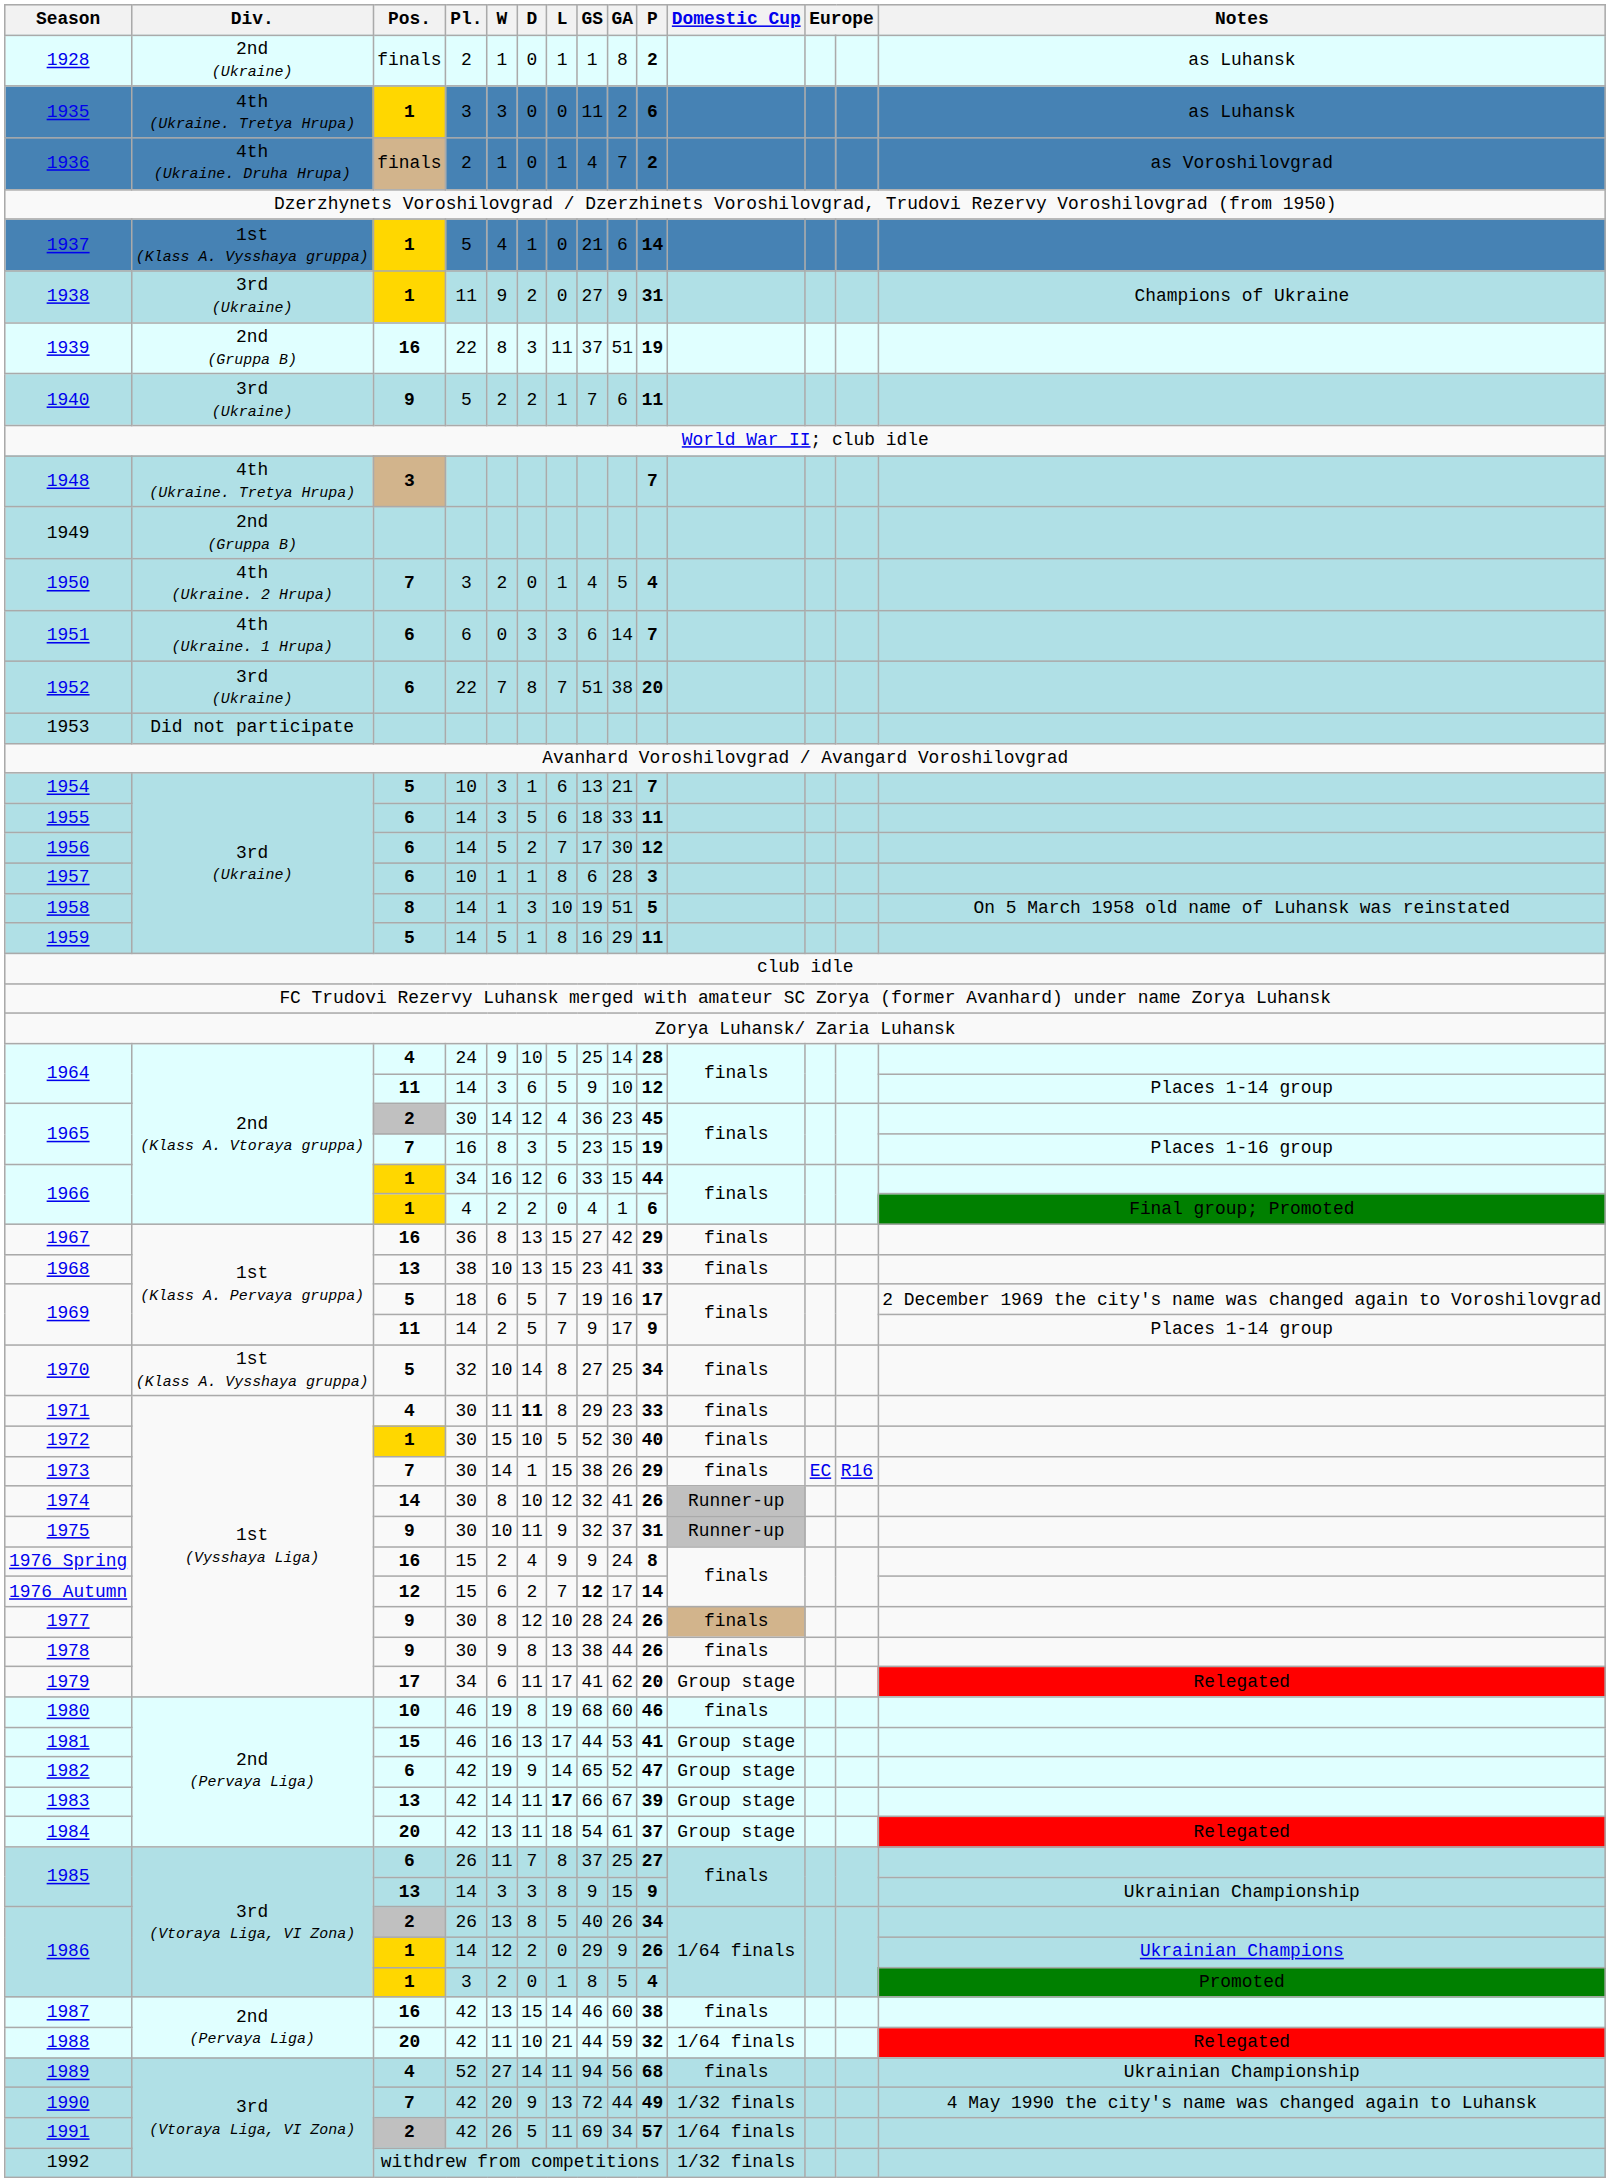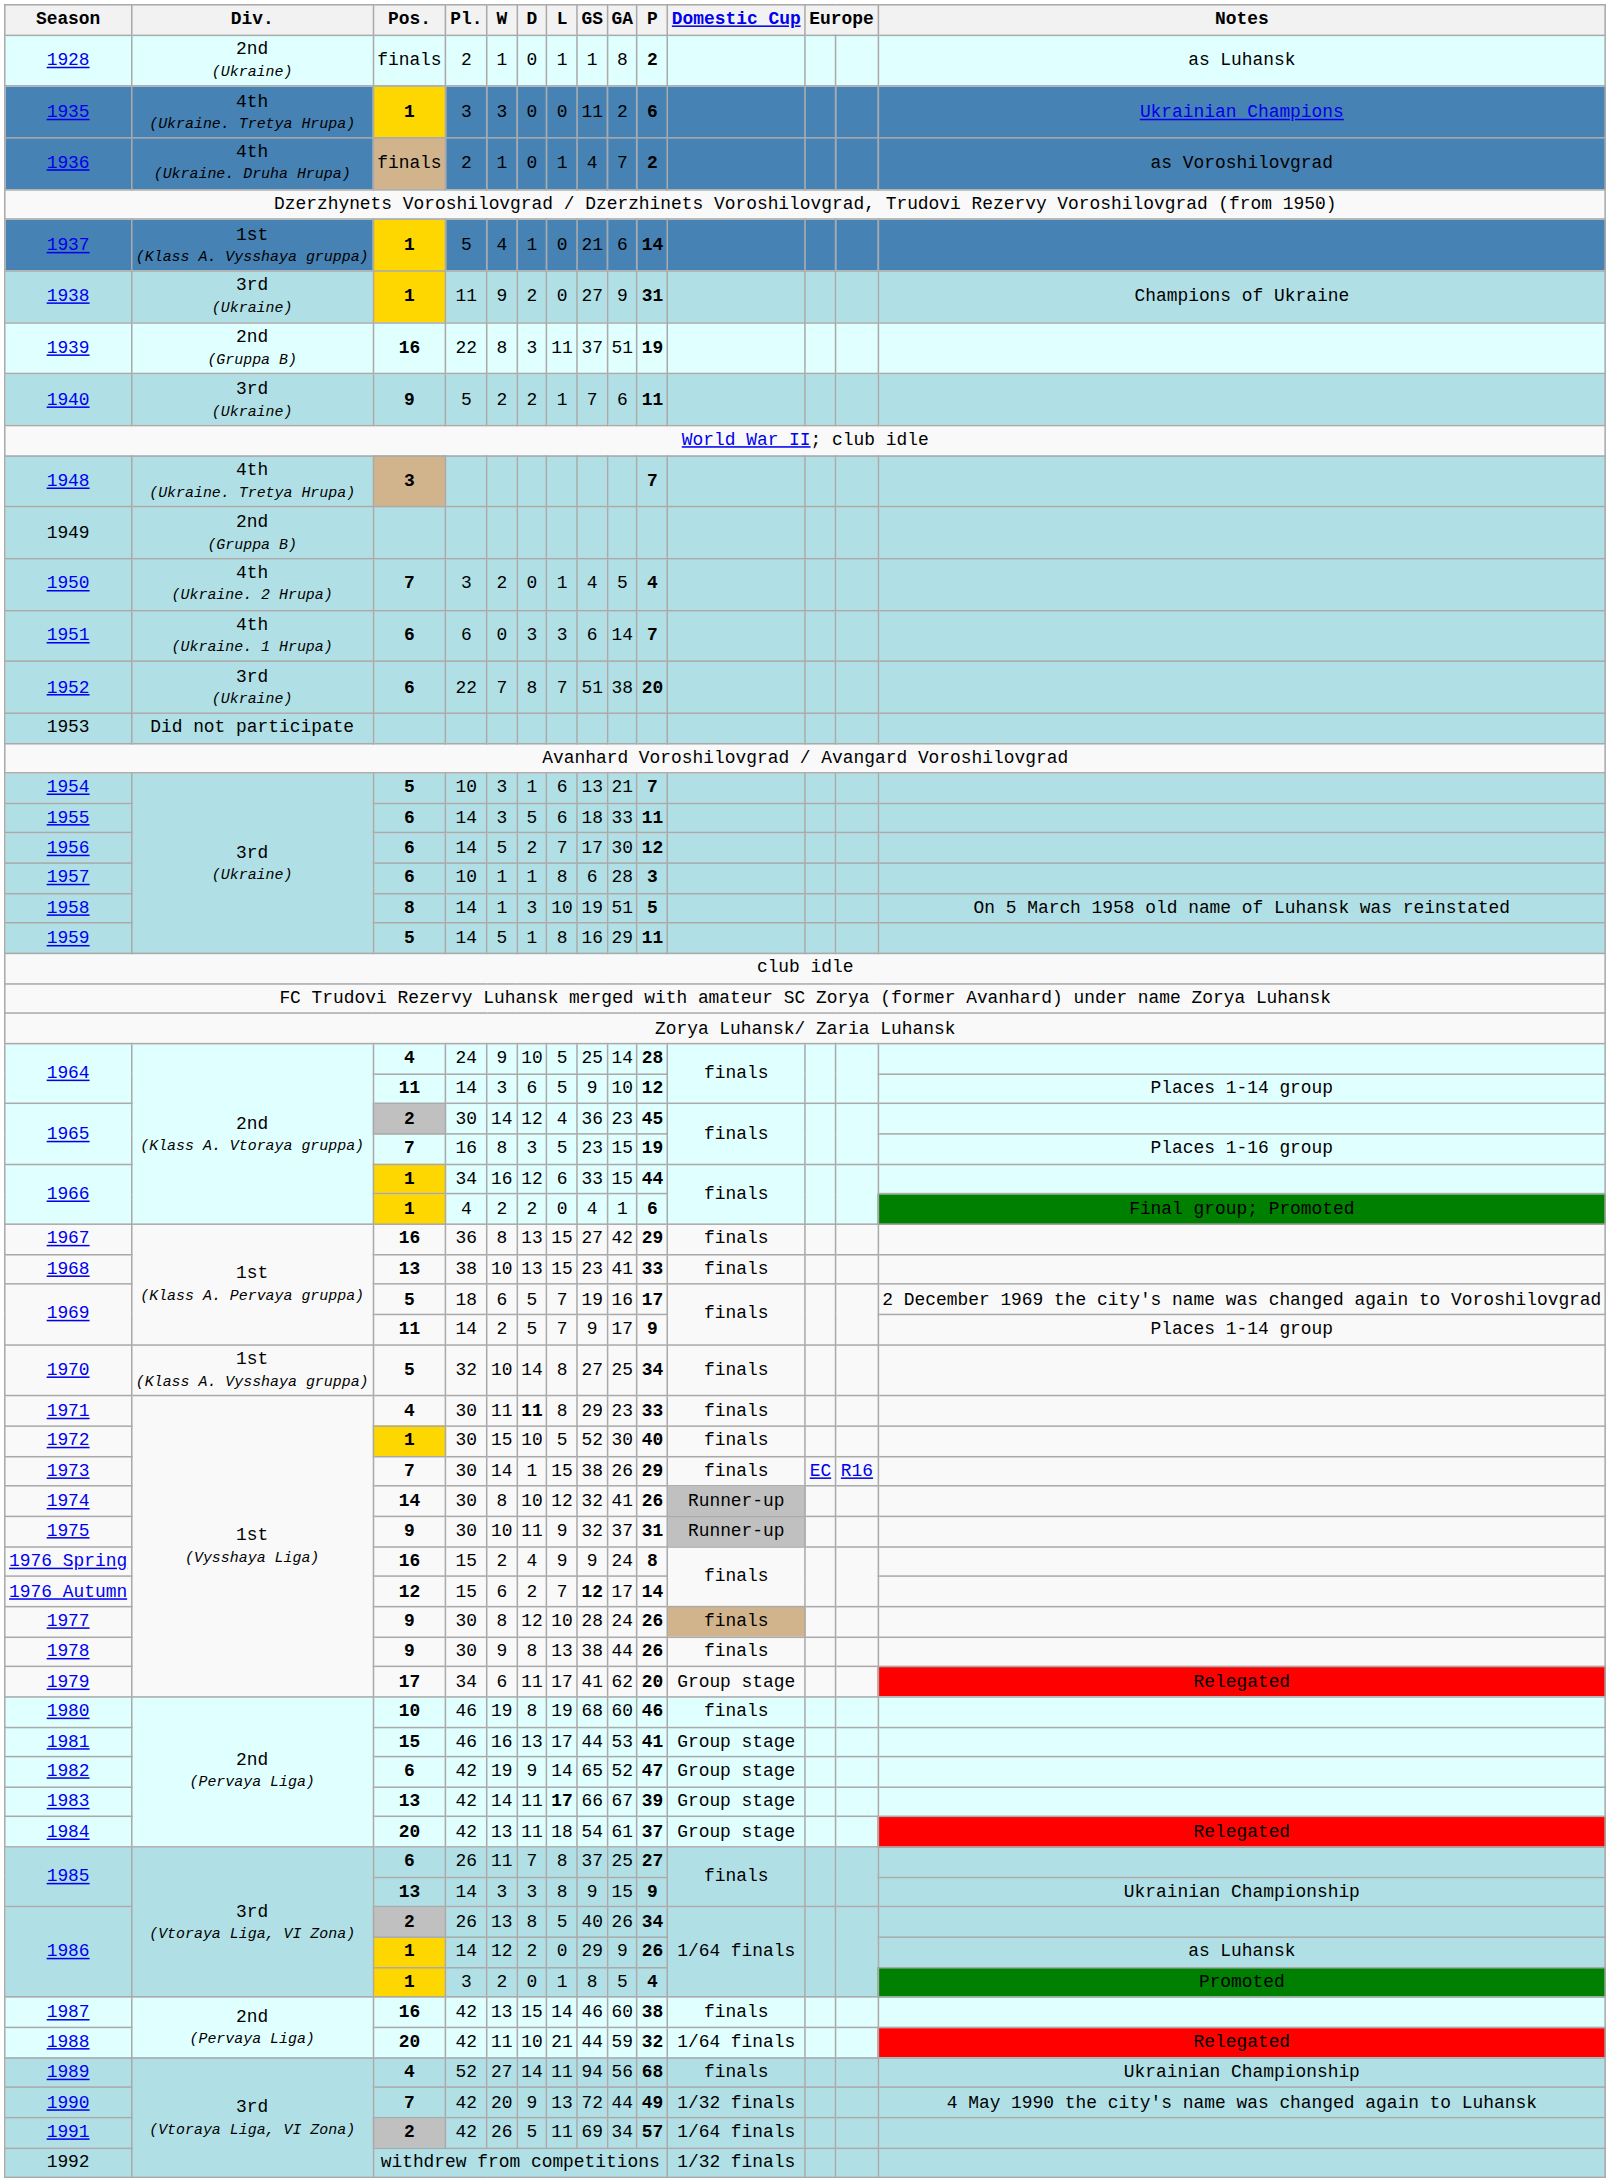(1242, 112) as Luhansk -> (1242, 112) Ukrainian Champions
(1242, 1952) Ukrainian Champions -> (1242, 1952) as Luhansk
